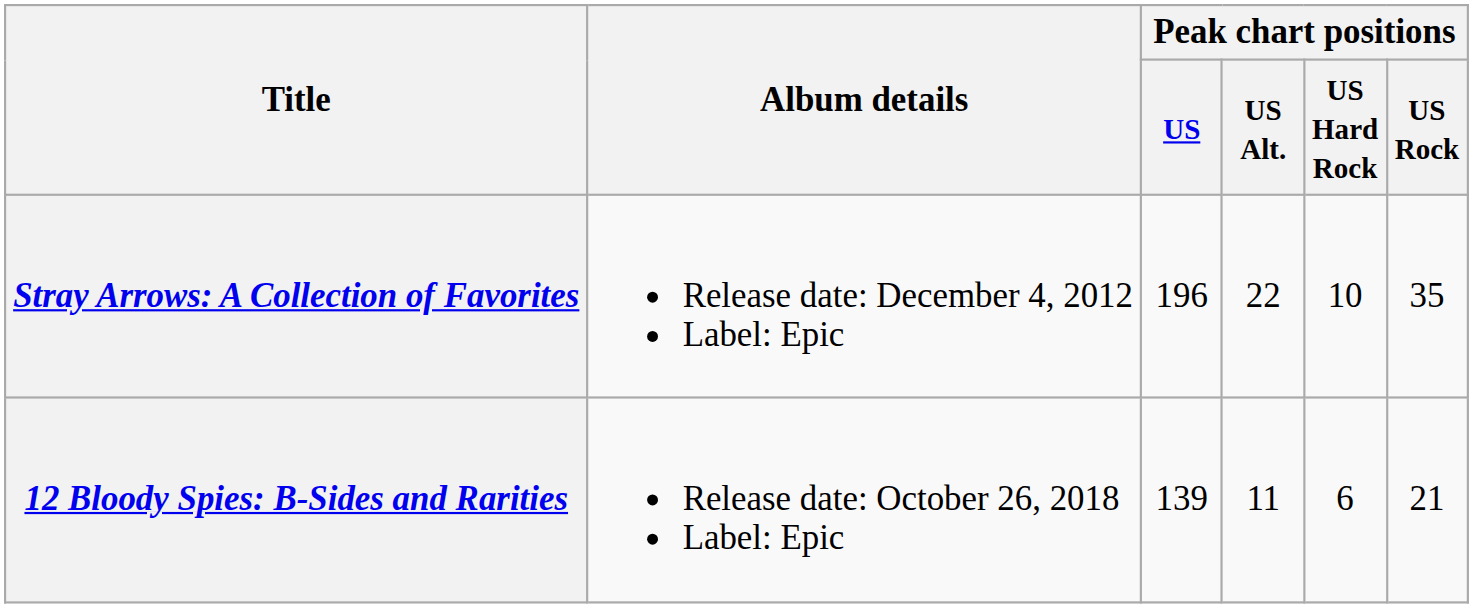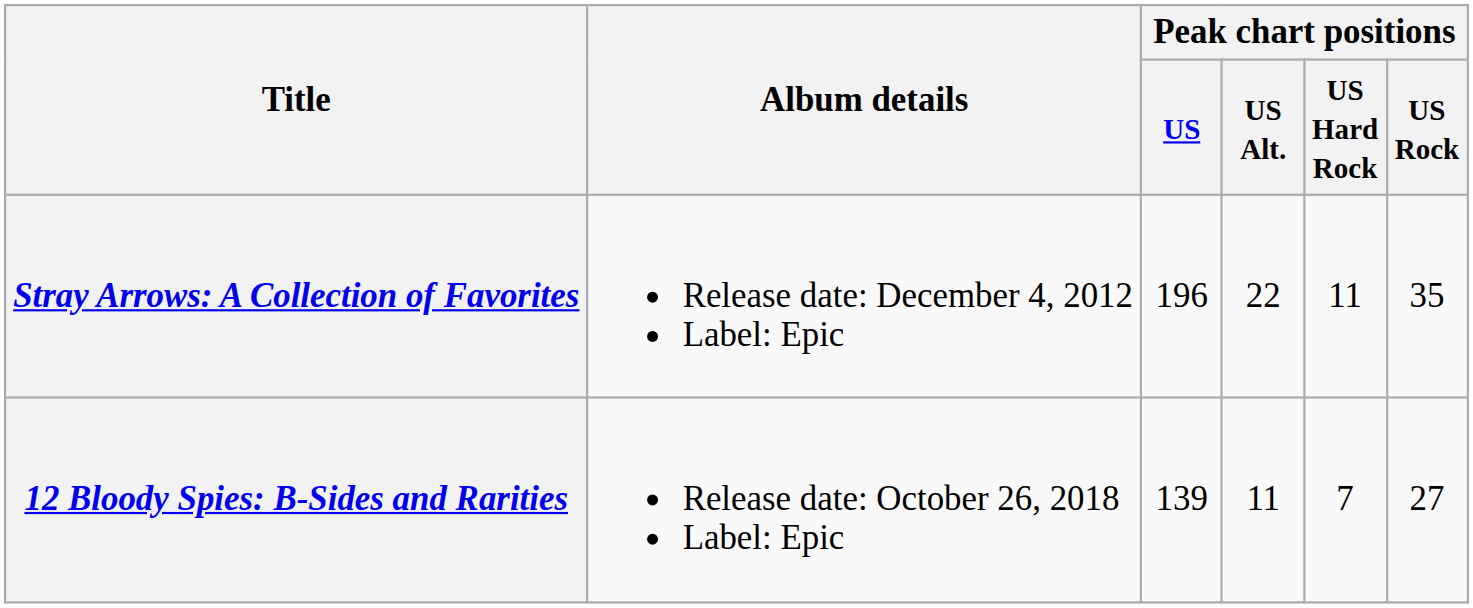(1345, 295) 10 -> (1345, 295) 11
(1345, 498) 6 -> (1345, 498) 7
(1427, 498) 21 -> (1427, 498) 27
